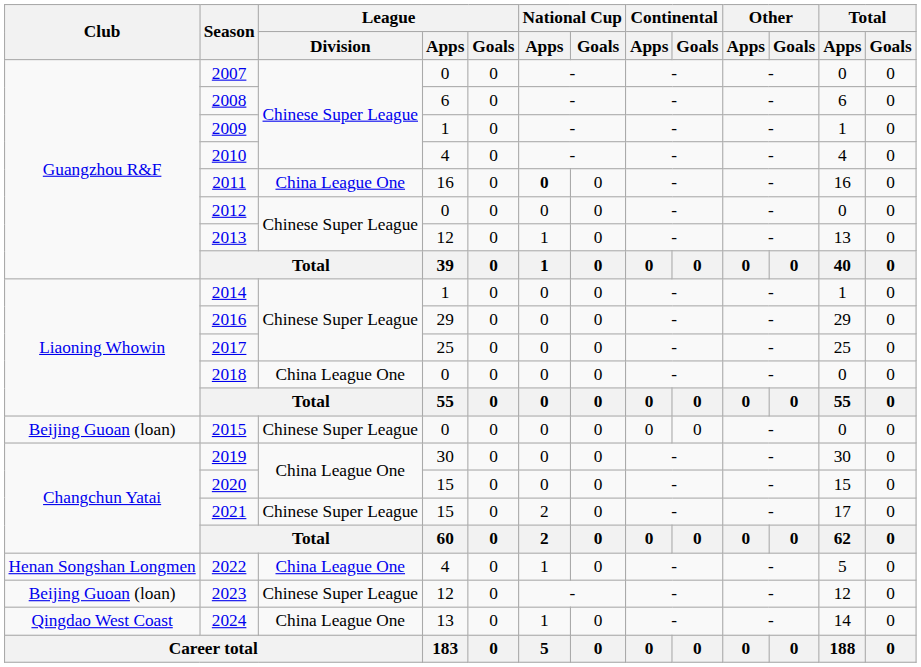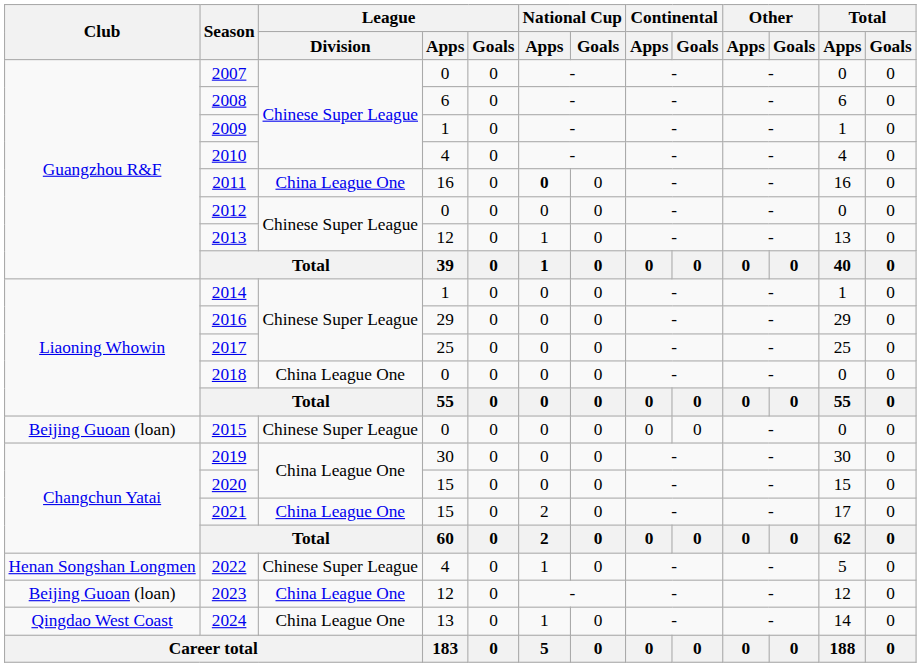(340, 511) Chinese Super League -> (340, 511) China League One
(340, 566) China League One -> (340, 566) Chinese Super League
(340, 593) Chinese Super League -> (340, 593) China League One
